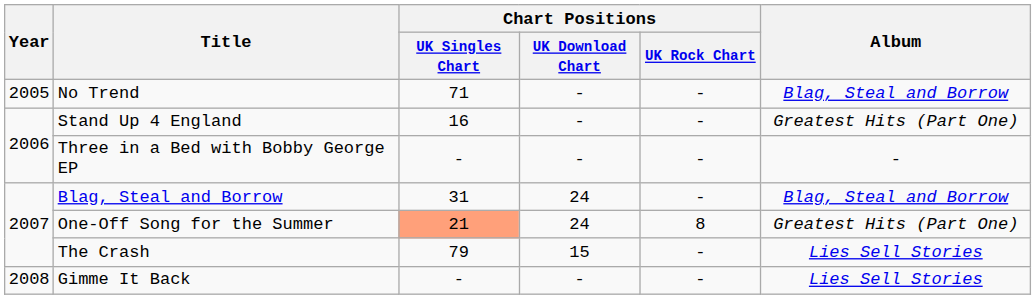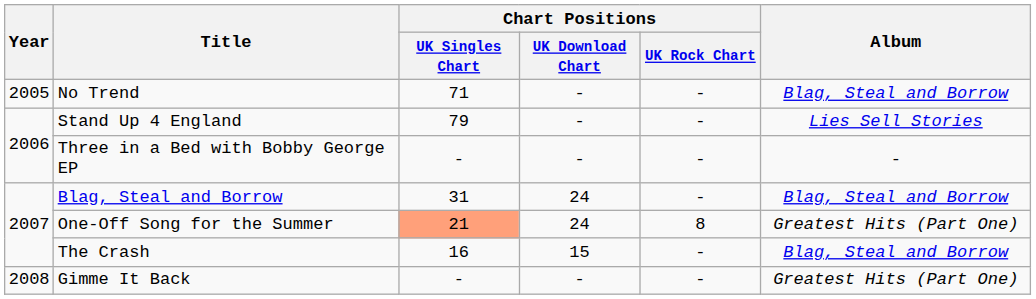(459, 121) 16 -> (459, 121) 79
(896, 121) Greatest Hits (Part One) -> (896, 121) Lies Sell Stories
(459, 252) 79 -> (459, 252) 16
(896, 252) Lies Sell Stories -> (896, 252) Blag, Steal and Borrow
(896, 280) Lies Sell Stories -> (896, 280) Greatest Hits (Part One)
